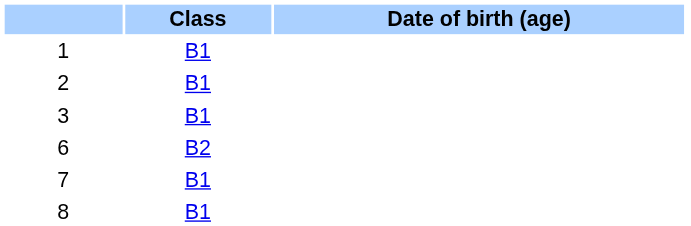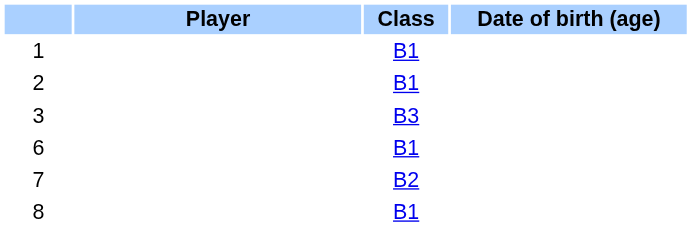+ column: (218, 19)
(198, 115) B1 -> (406, 115) B3
(198, 147) B2 -> (406, 147) B1
(198, 180) B1 -> (406, 180) B2
